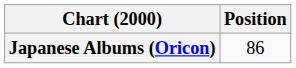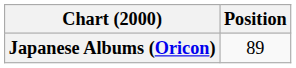(255, 47) 86 -> (255, 47) 89
